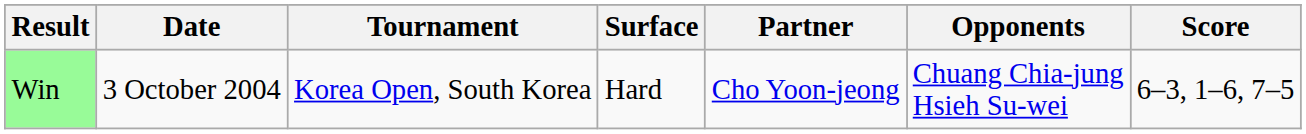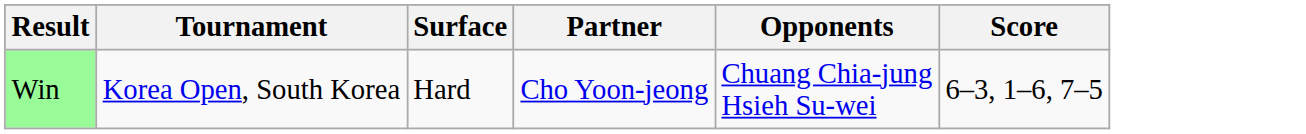- column: (192, 27)
